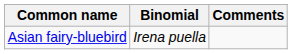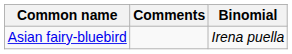columns swapped: (170, 15) <-> (248, 15)
